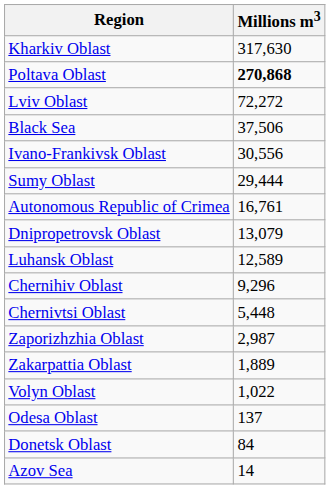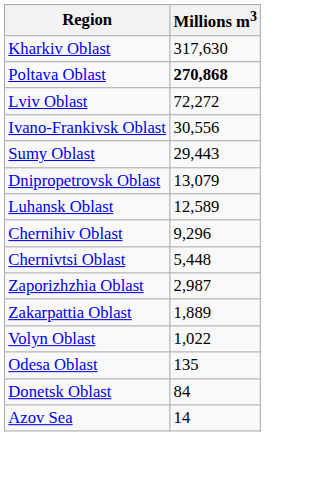- row: (42, 127)
(260, 180) 29,444 -> (196, 154) 29,443
- row: (119, 206)
(250, 418) 137 -> (186, 365) 135
